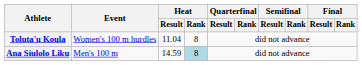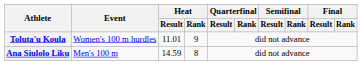(171, 39) 11.04 -> (171, 39) 11.01
(196, 39) 8 -> (196, 39) 9
(196, 53) lightblue background -> (196, 53) no background
